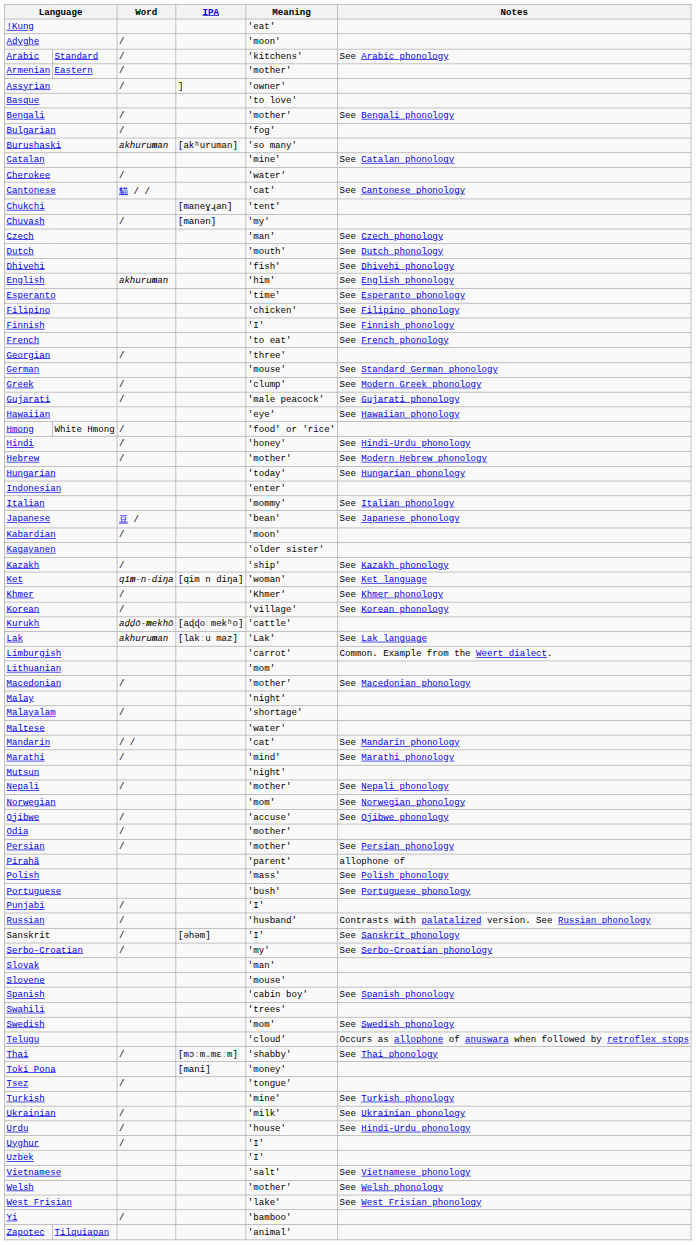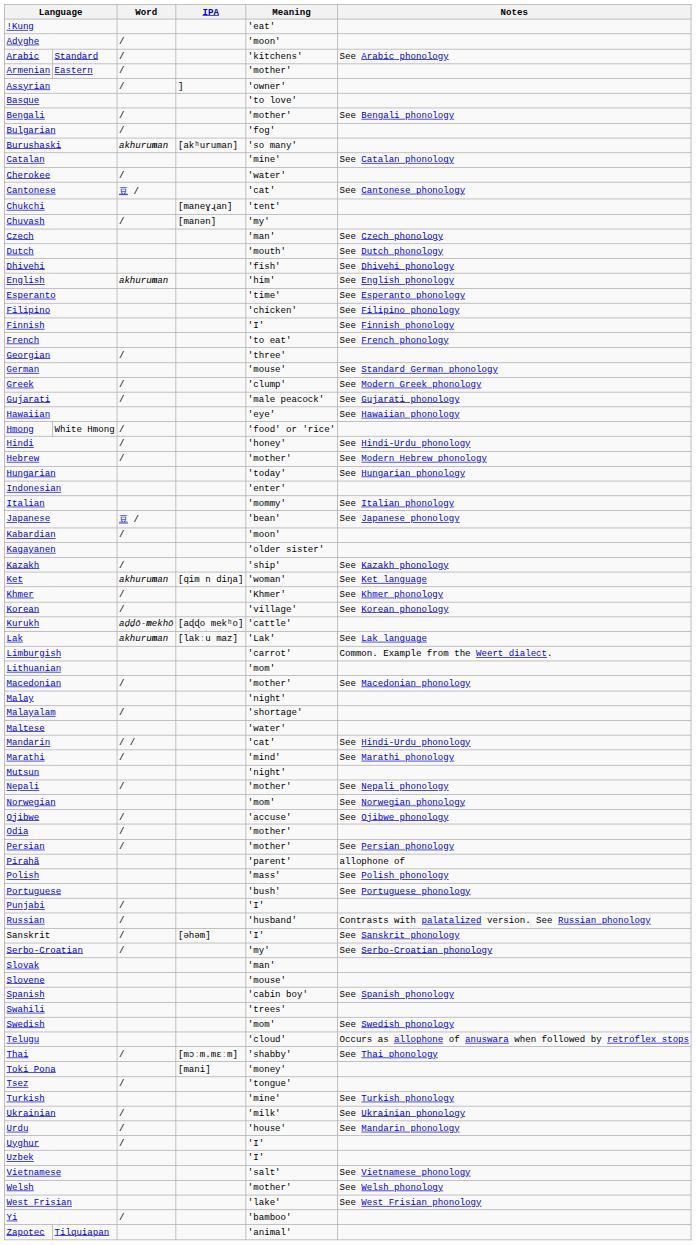(134, 191) 貓 / / -> (129, 191) 豆 /
(146, 580) qīm-n-diŋa -> (144, 580) akhuruman
(400, 743) See Mandarin phonology -> (405, 743) See Hindi-Urdu phonology
(405, 1128) See Hindi-Urdu phonology -> (400, 1128) See Mandarin phonology
